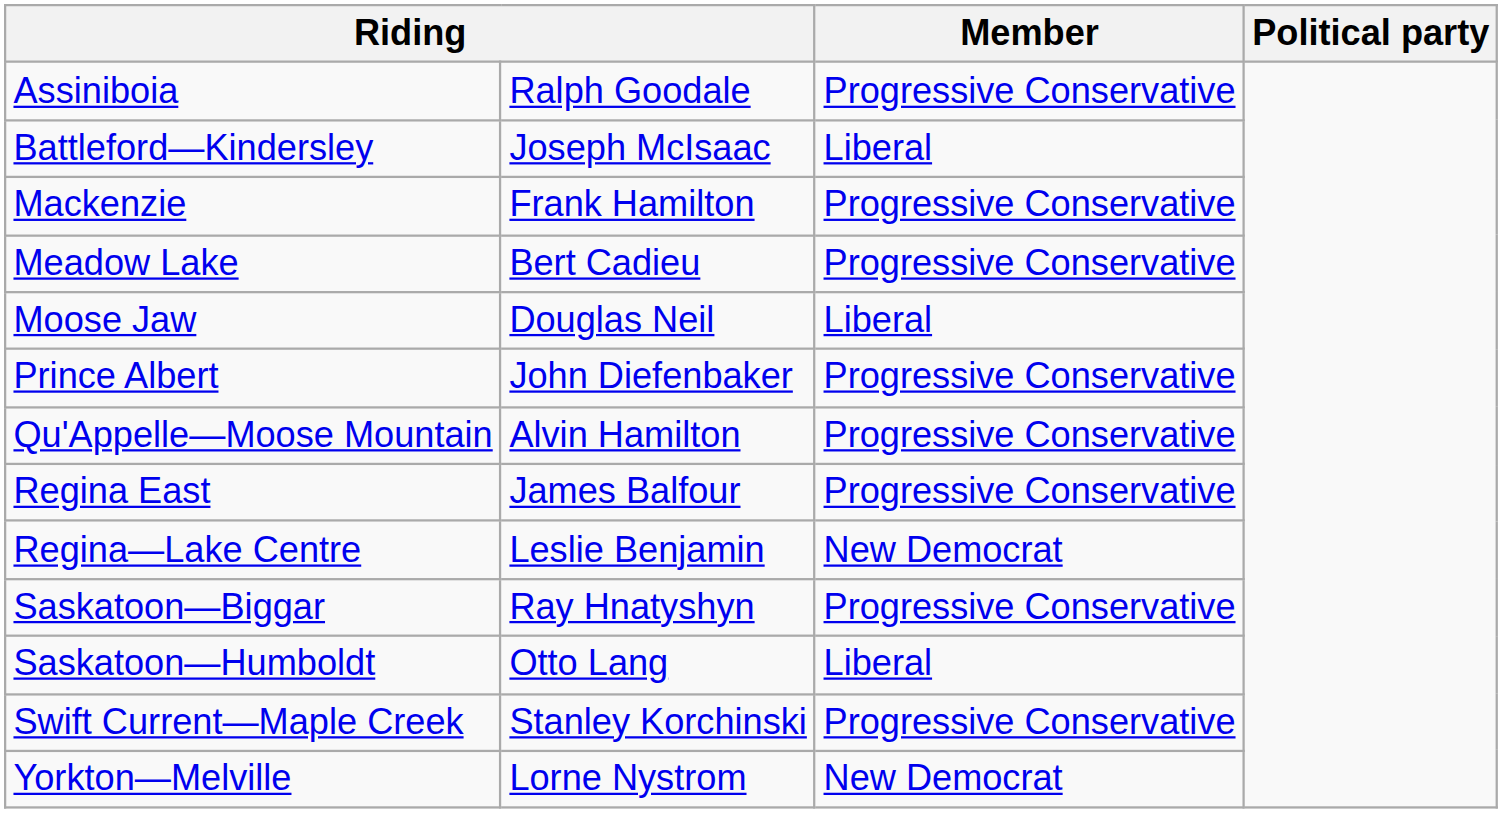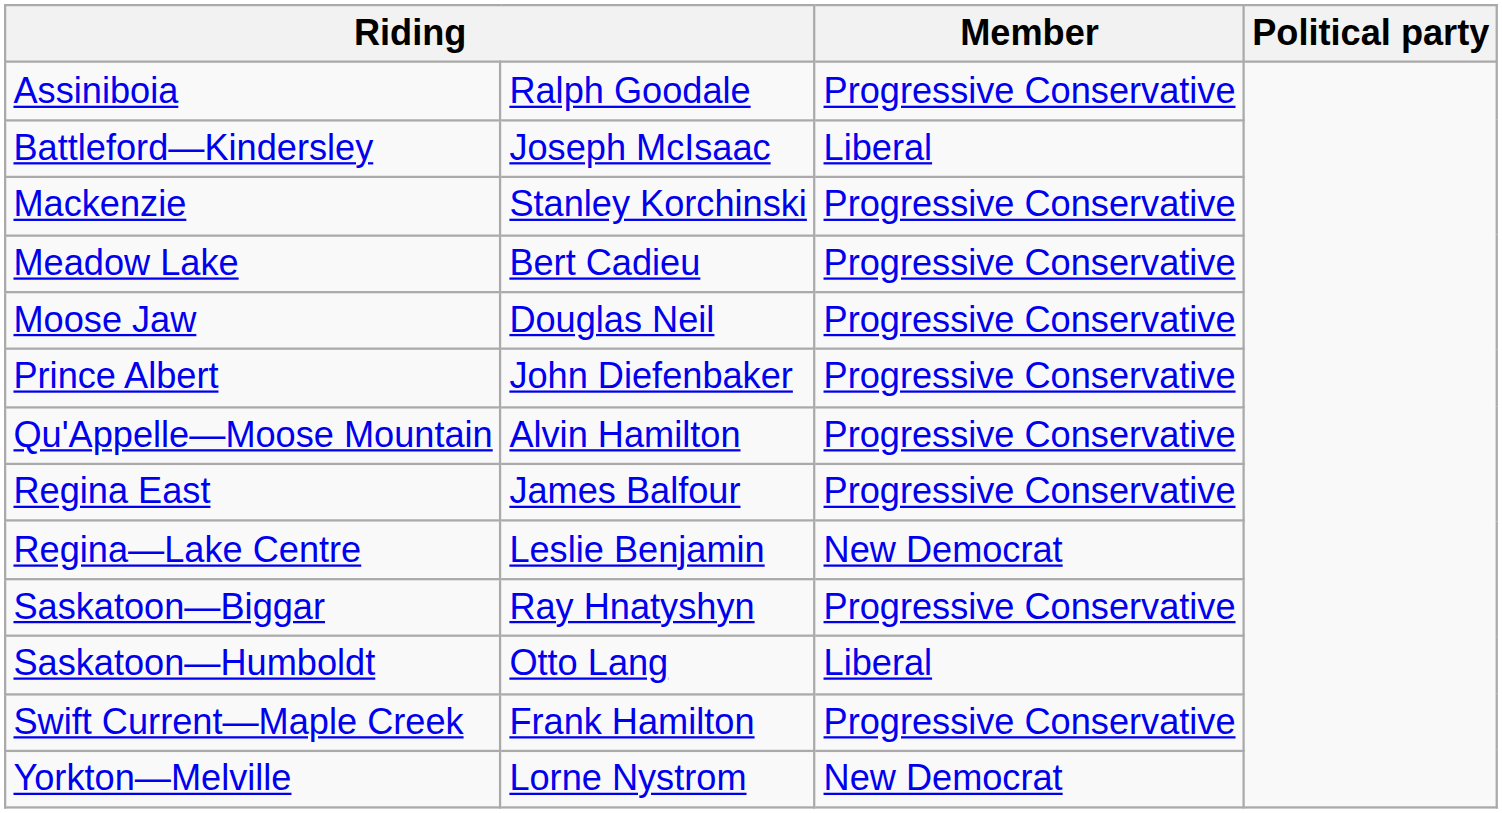(632, 205) Frank Hamilton -> (658, 205) Stanley Korchinski
(878, 319) Liberal -> (1030, 319) Progressive Conservative
(658, 721) Stanley Korchinski -> (632, 721) Frank Hamilton
